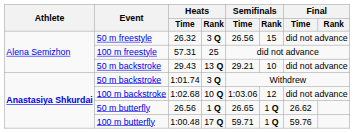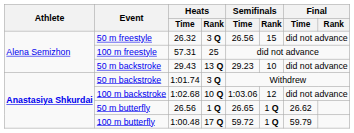(243, 66) 29.21 -> (243, 66) 29.23
(243, 122) 59.71 -> (243, 122) 59.72
(301, 122) 59.76 -> (301, 122) 59.79
